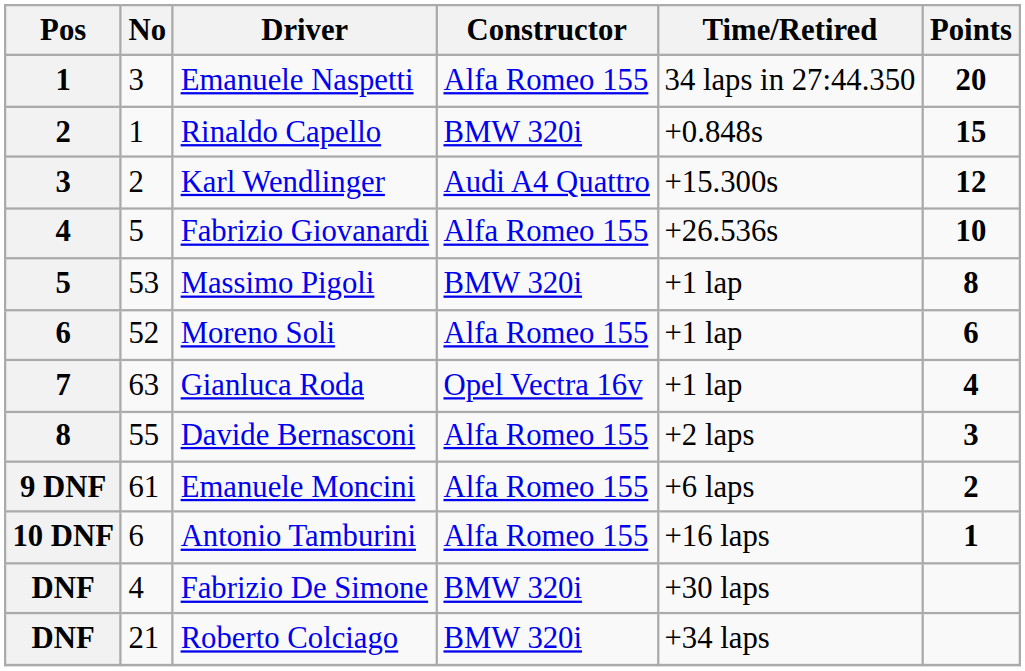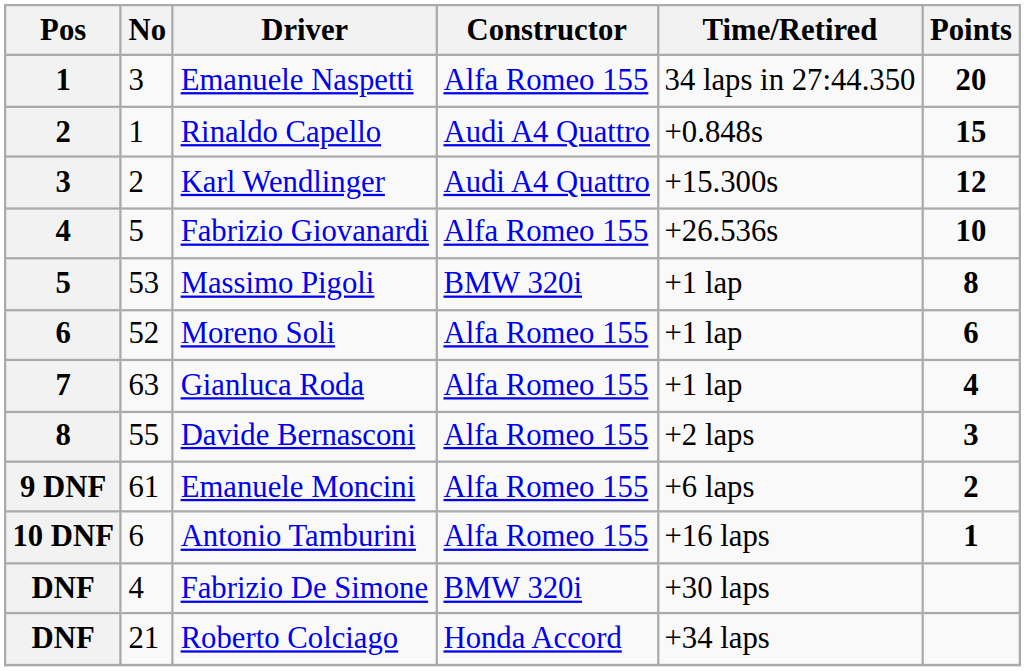(513, 130) BMW 320i -> (547, 130) Audi A4 Quattro
(543, 384) Opel Vectra 16v -> (546, 384) Alfa Romeo 155
(513, 637) BMW 320i -> (533, 637) Honda Accord
